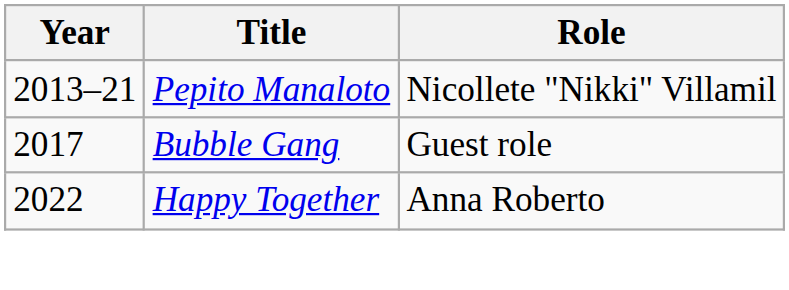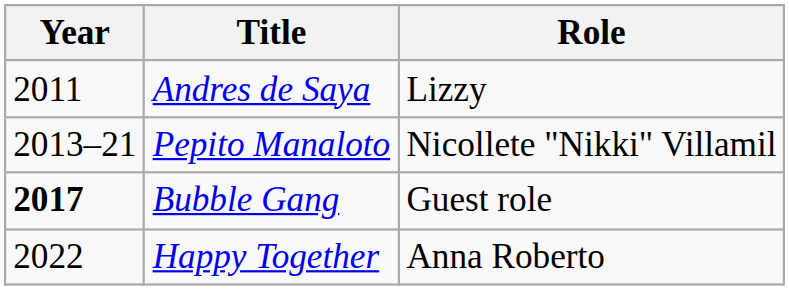+ row: (261, 88)
(48, 144) normal -> (48, 199) bold
